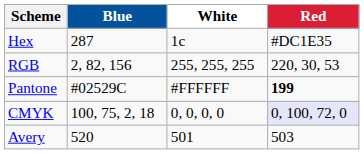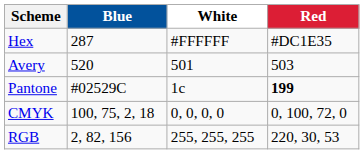(178, 40) 1c -> (200, 40) #FFFFFF
rows swapped: (24, 64) <-> (26, 137)
(200, 88) #FFFFFF -> (178, 88) 1c
(309, 112) lavender background -> (309, 112) no background
